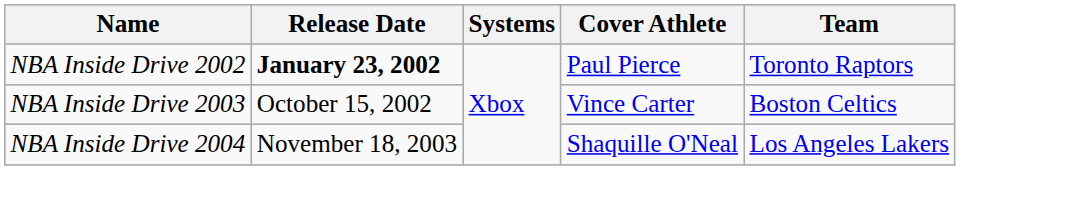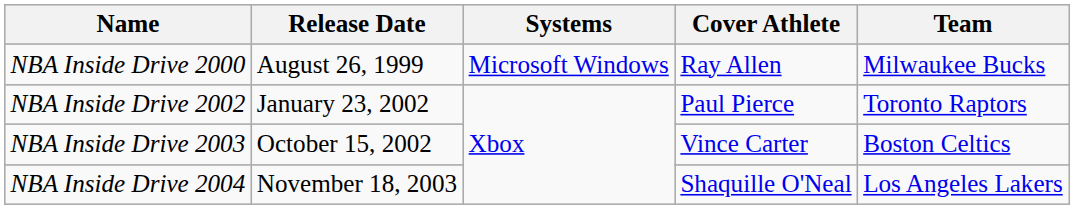+ row: (128, 64)
(349, 64) bold -> (343, 104) normal
